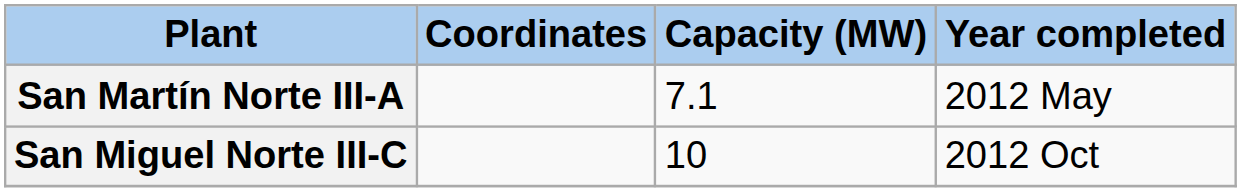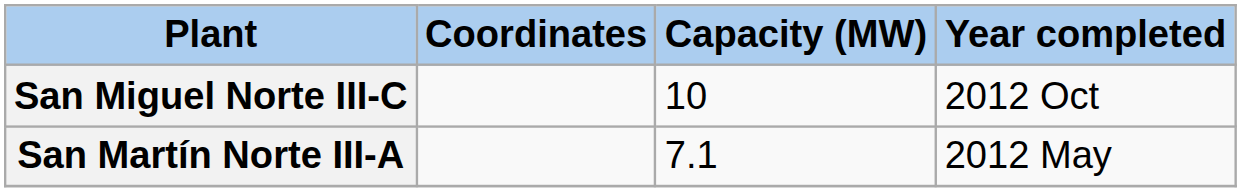rows swapped: (211, 155) <-> (211, 95)
